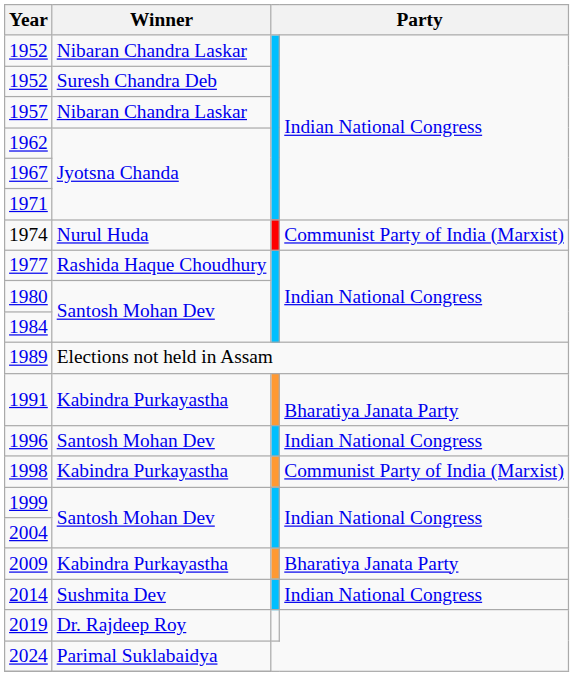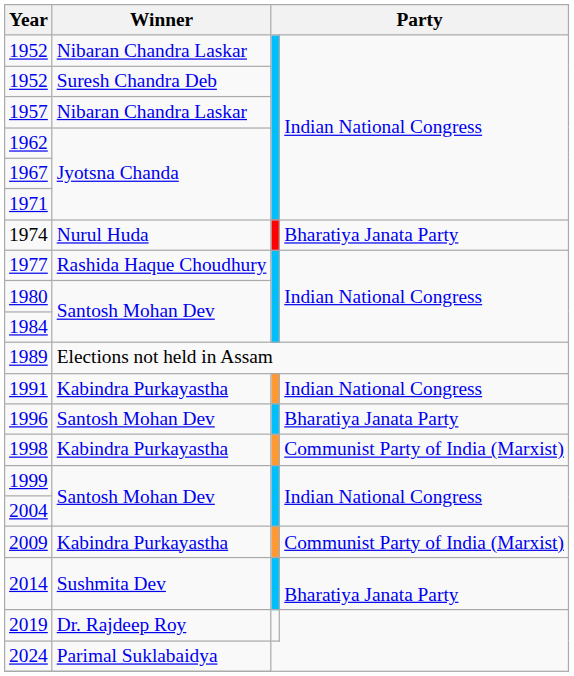(424, 234) Communist Party of India (Marxist) -> (371, 234) Bharatiya Janata Party
(371, 410) Bharatiya Janata Party -> (383, 388) Indian National Congress
(383, 440) Indian National Congress -> (371, 419) Bharatiya Janata Party
(371, 563) Bharatiya Janata Party -> (424, 541) Communist Party of India (Marxist)
(383, 594) Indian National Congress -> (371, 594) Bharatiya Janata Party
